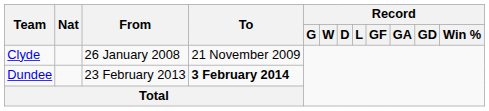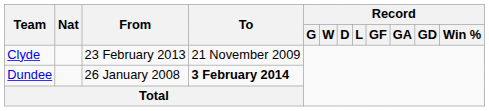(132, 55) 26 January 2008 -> (135, 55) 23 February 2013
(135, 75) 23 February 2013 -> (132, 75) 26 January 2008
